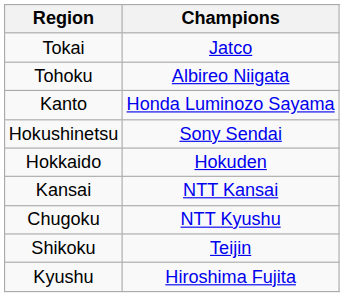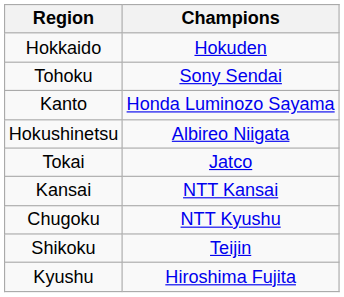rows swapped: (64, 162) <-> (64, 47)
(231, 76) Albireo Niigata -> (231, 76) Sony Sendai
(231, 133) Sony Sendai -> (231, 133) Albireo Niigata
